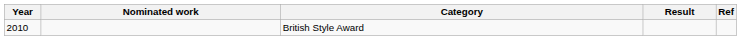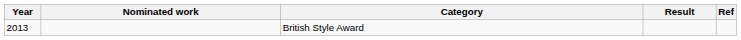(17, 27) 2010 -> (17, 27) 2013
